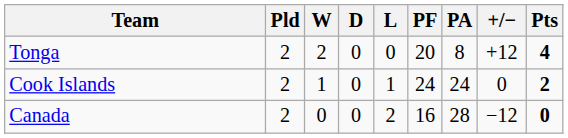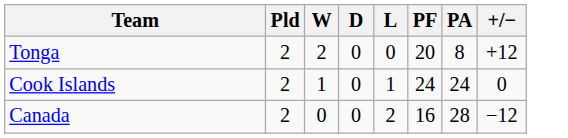- column: (545, 20)
